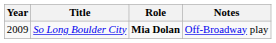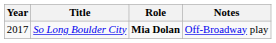(18, 30) 2009 -> (18, 30) 2017
